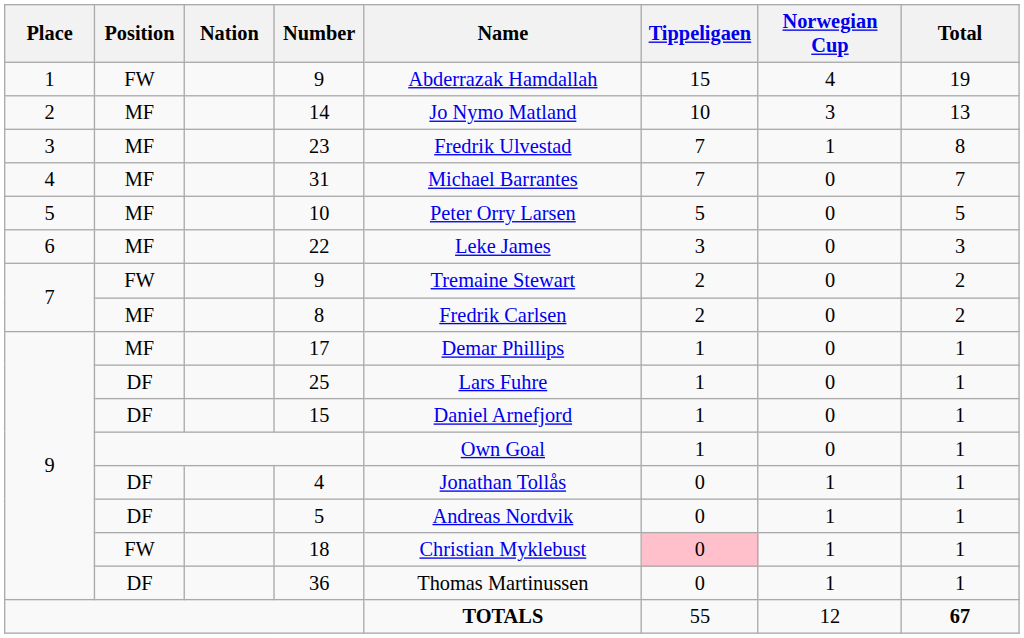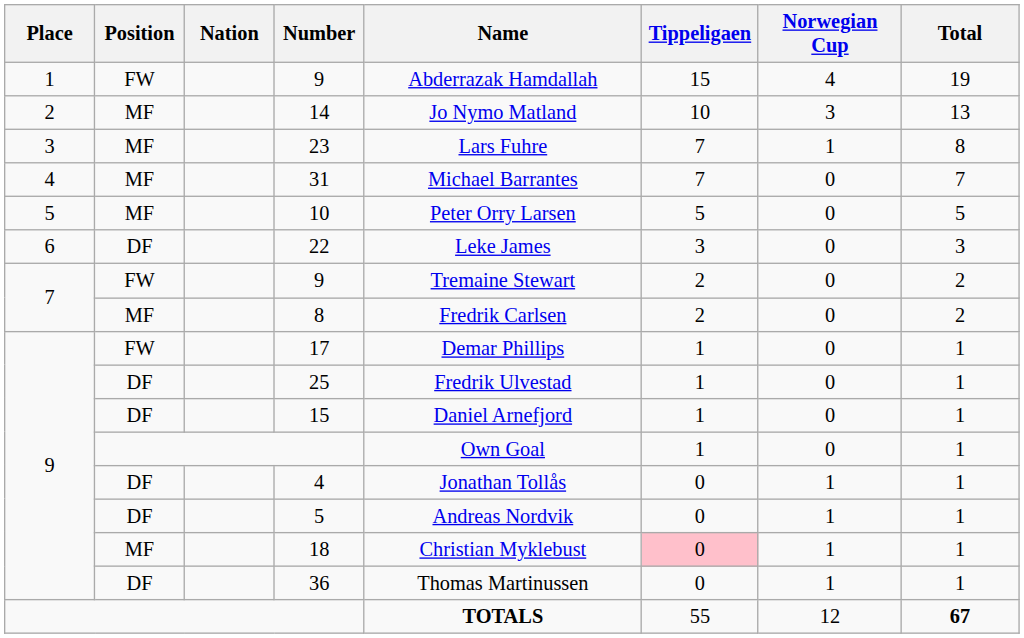(503, 146) Fredrik Ulvestad -> (503, 146) Lars Fuhre
(139, 247) MF -> (139, 247) DF
(139, 347) MF -> (139, 347) FW
(503, 381) Lars Fuhre -> (503, 381) Fredrik Ulvestad
(139, 549) FW -> (139, 549) MF
